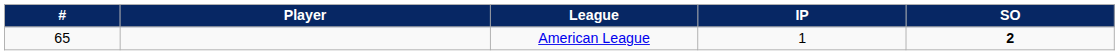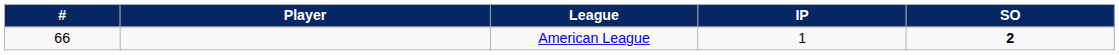(62, 38) 65 -> (62, 38) 66
